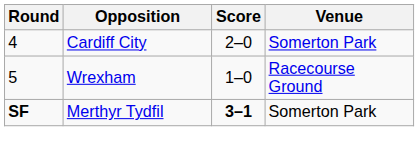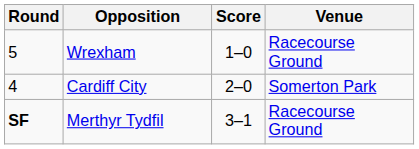rows swapped: (107, 42) <-> (101, 77)
(238, 112) bold -> (238, 121) normal
(322, 112) Somerton Park -> (312, 121) Racecourse Ground
